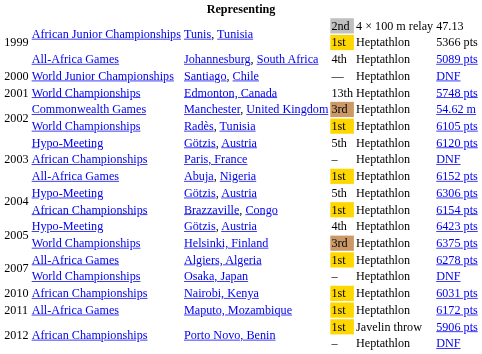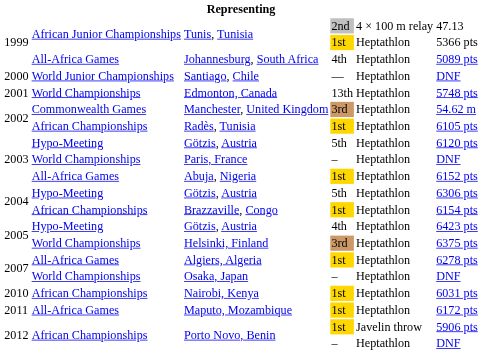(86, 126) World Championships -> (90, 126) African Championships
(90, 159) African Championships -> (86, 159) World Championships
